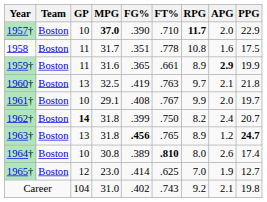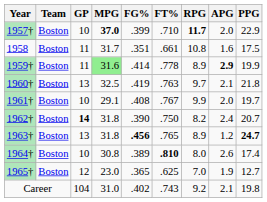(140, 31) .390 -> (140, 31) .399
(169, 48) .778 -> (169, 48) .661
(110, 66) no background -> (110, 66) lightgreen background
(140, 66) .365 -> (140, 66) .414
(169, 66) .661 -> (169, 66) .778
(140, 118) .399 -> (140, 118) .390
(140, 171) .414 -> (140, 171) .365
